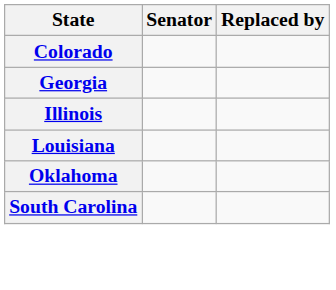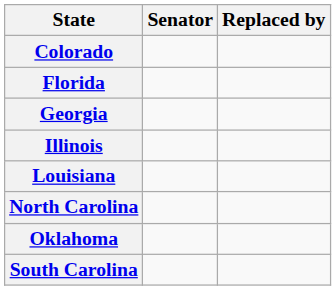+ row: (74, 82)
+ row: (74, 207)
